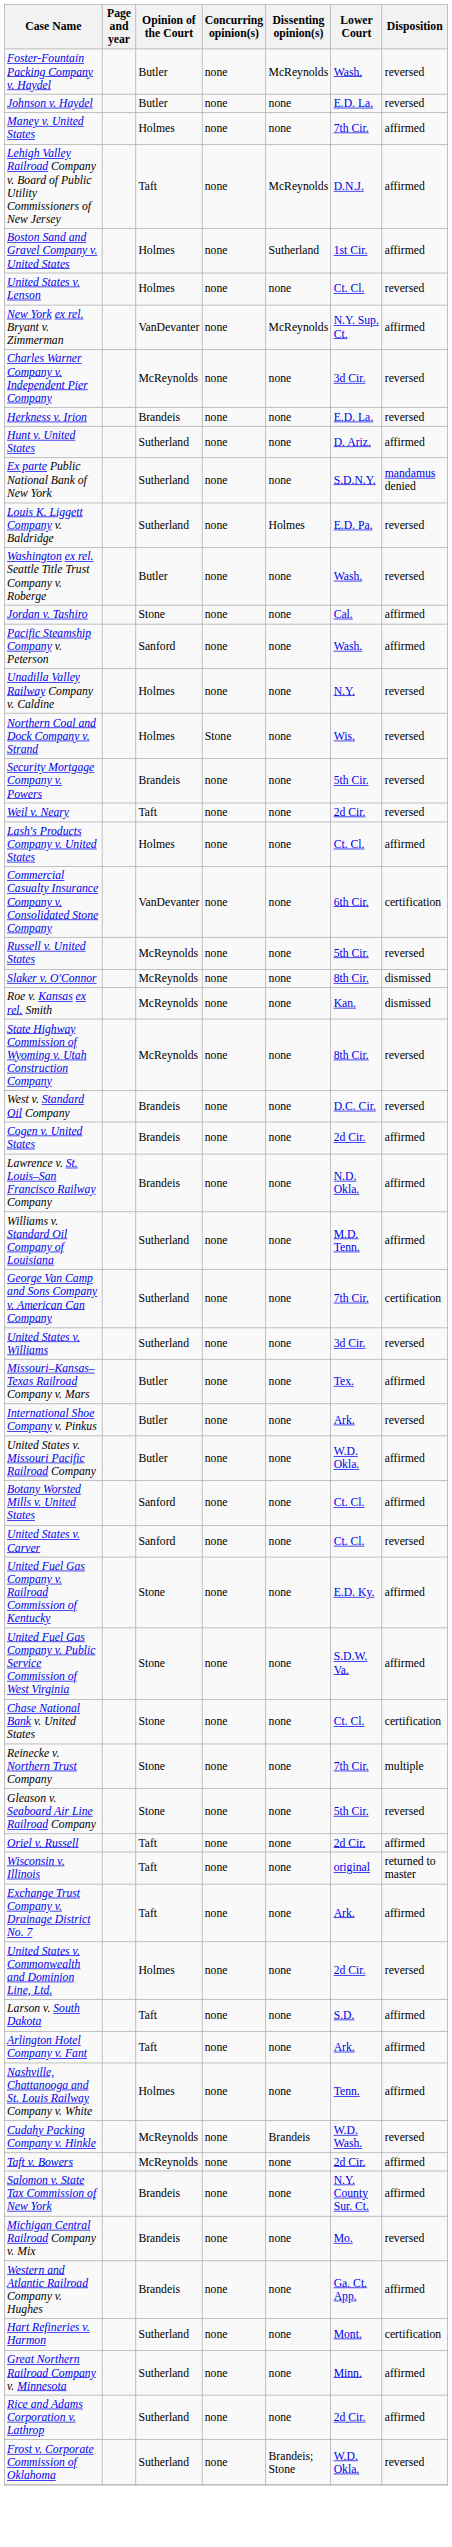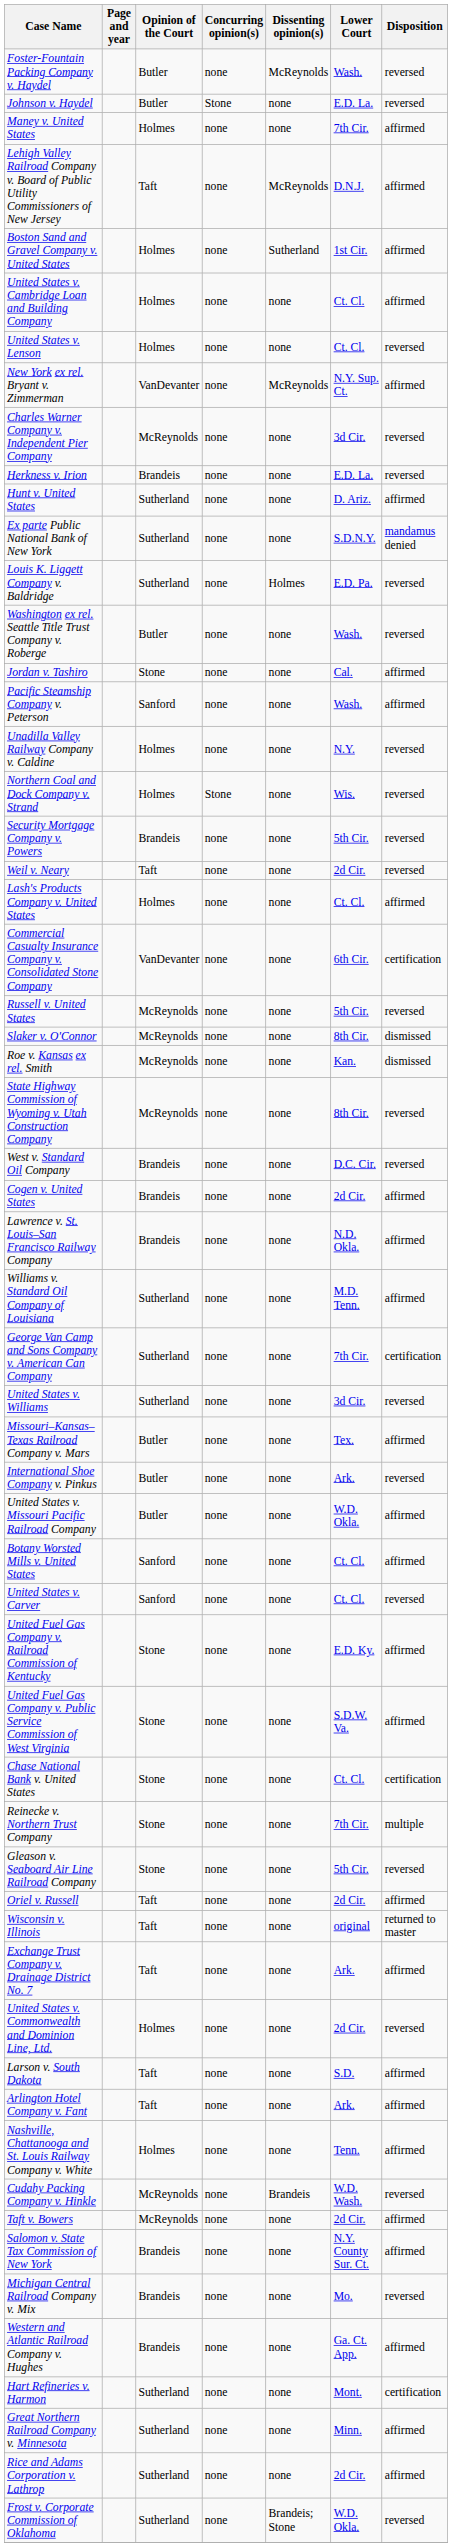(216, 103) none -> (218, 103) Stone
+ row: (47, 302)
